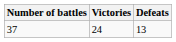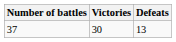(97, 29) 24 -> (97, 29) 30
